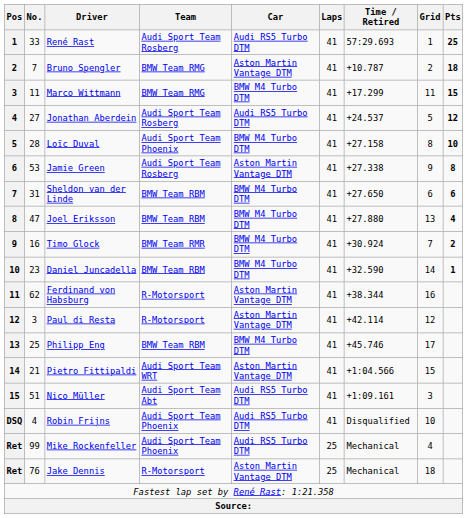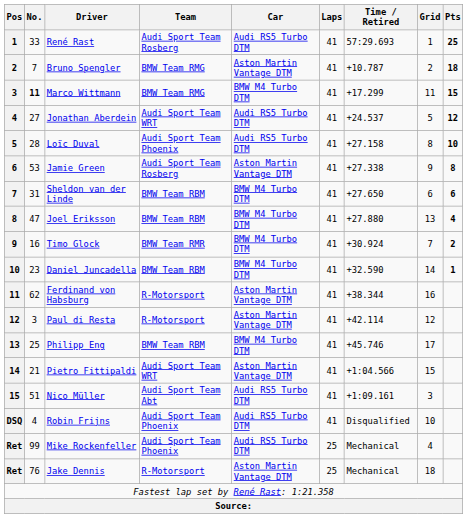(34, 92) normal -> (34, 92) bold
(181, 118) Audi Sport Team Rosberg -> (181, 118) Audi Sport Team WRT
(265, 143) BMW M4 Turbo DTM -> (271, 143) Audi RS5 Turbo DTM
